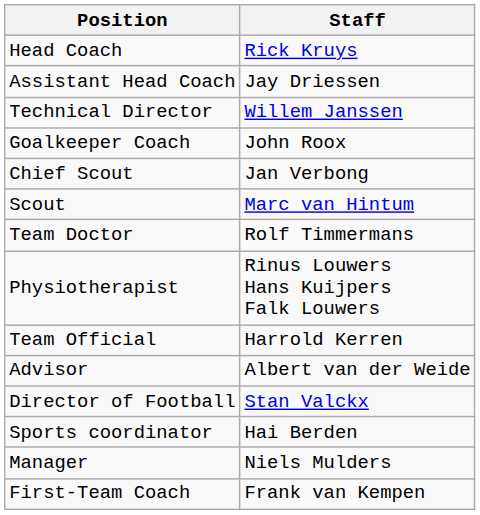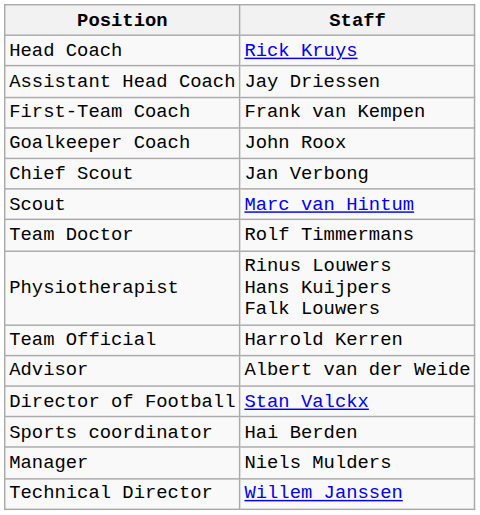rows swapped: (100, 494) <-> (111, 112)
